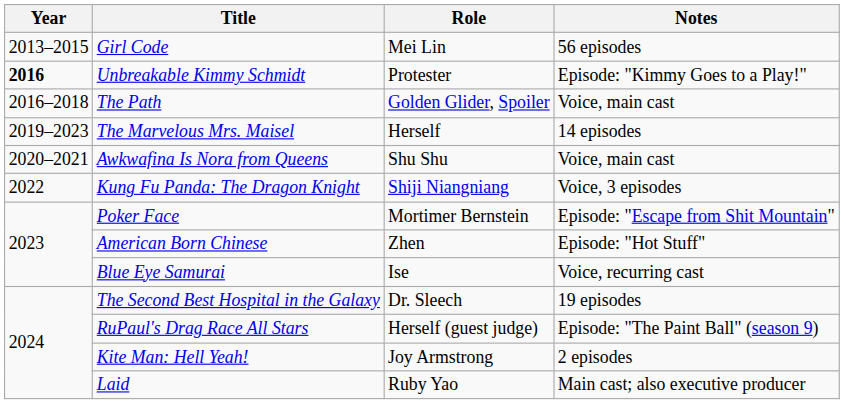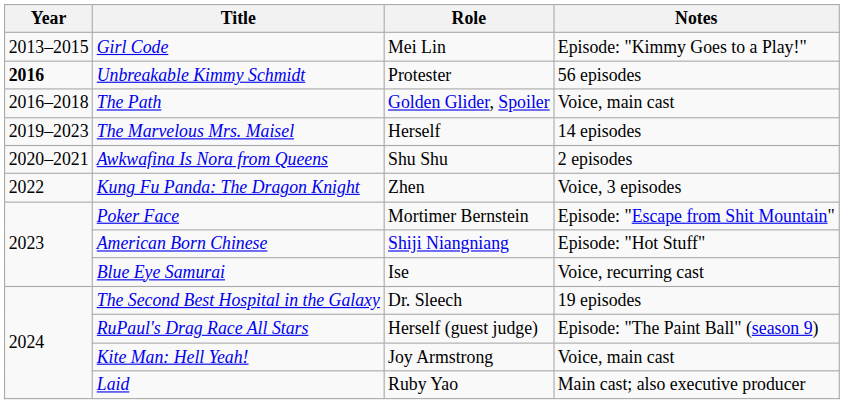(600, 46) 56 episodes -> (682, 46) Episode: "Kimmy Goes to a Play!"
(682, 74) Episode: "Kimmy Goes to a Play!" -> (600, 74) 56 episodes
(616, 159) Voice, main cast -> (595, 159) 2 episodes
(448, 187) Shiji Niangniang -> (406, 187) Zhen
(406, 243) Zhen -> (448, 243) Shiji Niangniang
(595, 356) 2 episodes -> (616, 356) Voice, main cast
